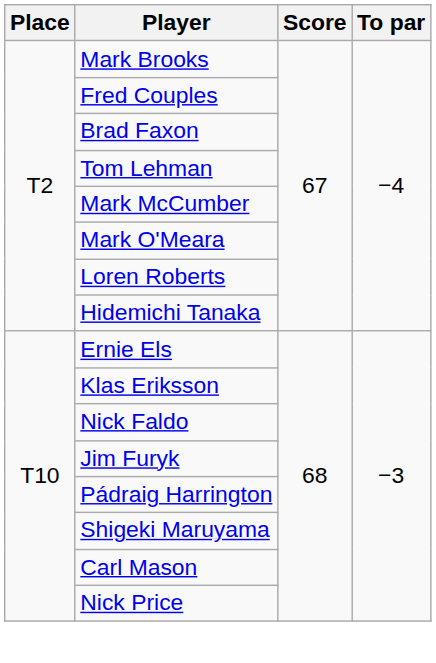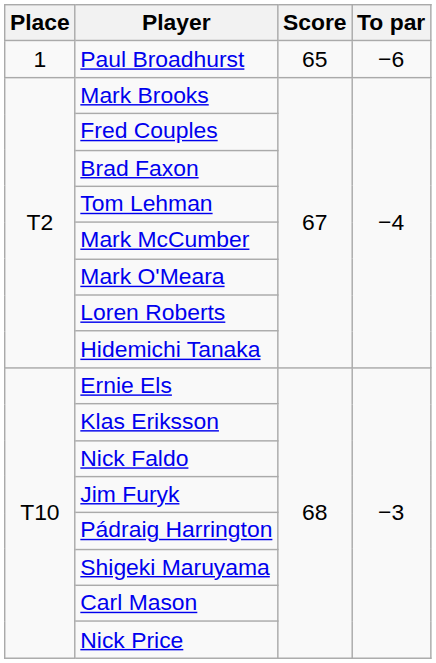+ row: (162, 58)
